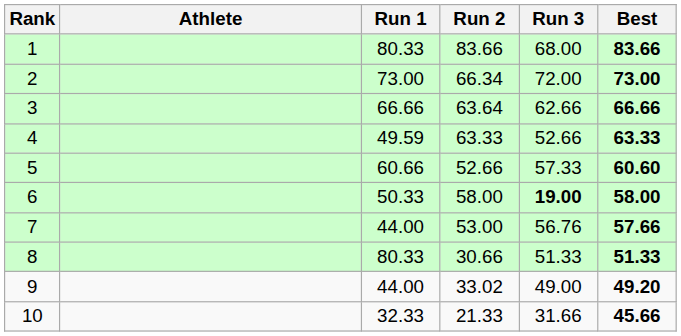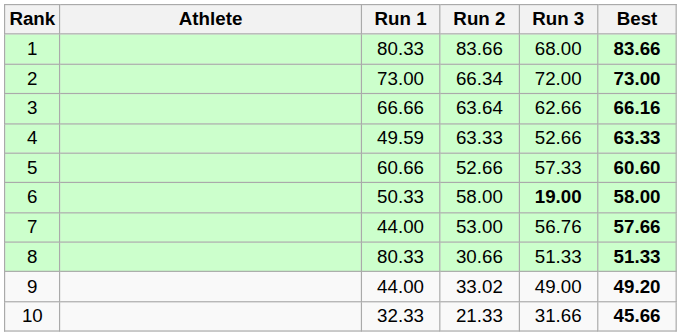(637, 108) 66.66 -> (637, 108) 66.16
